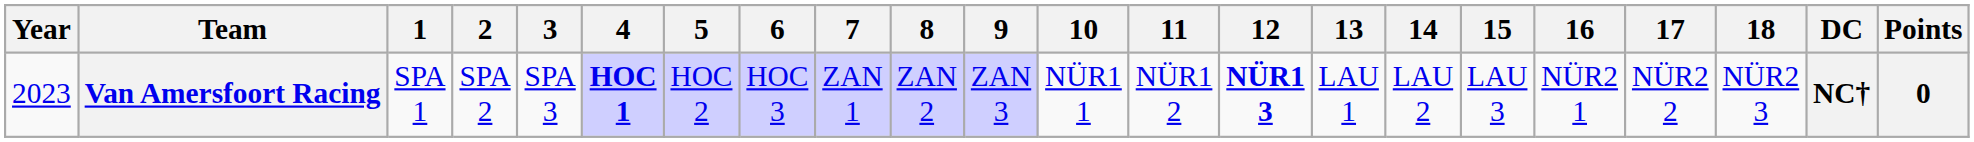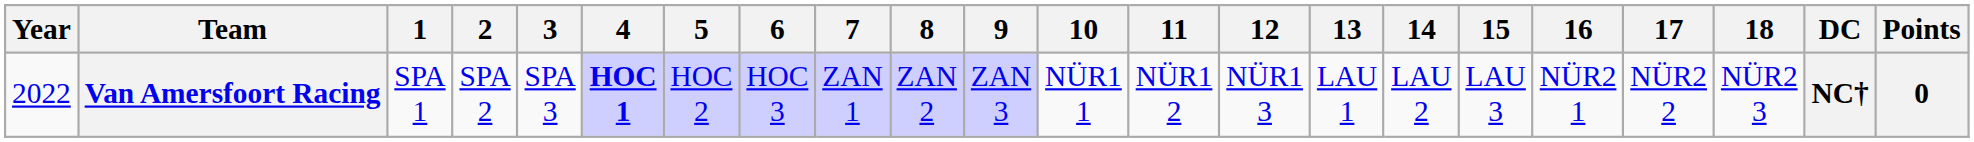(41, 94) 2023 -> (41, 94) 2022
(1265, 94) bold -> (1265, 94) normal
